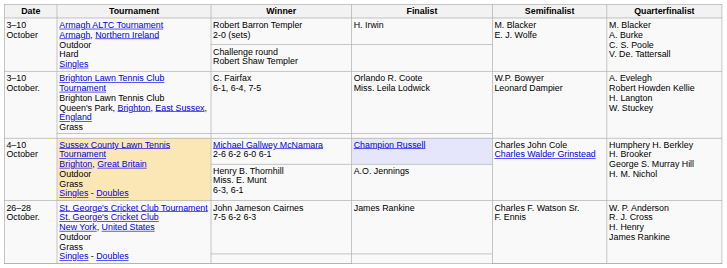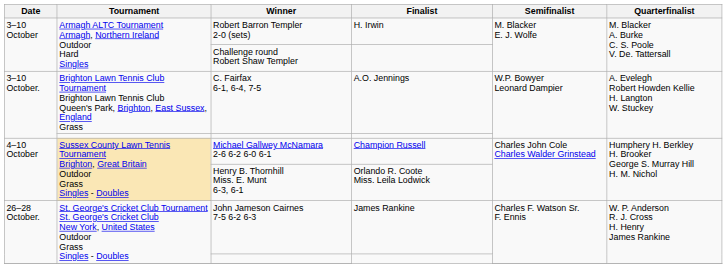(392, 83) Orlando R. Coote Miss. Leila Lodwick -> (381, 78) A.O. Jennings
(390, 145) lavender background -> (390, 145) no background
(381, 171) A.O. Jennings -> (392, 175) Orlando R. Coote Miss. Leila Lodwick
